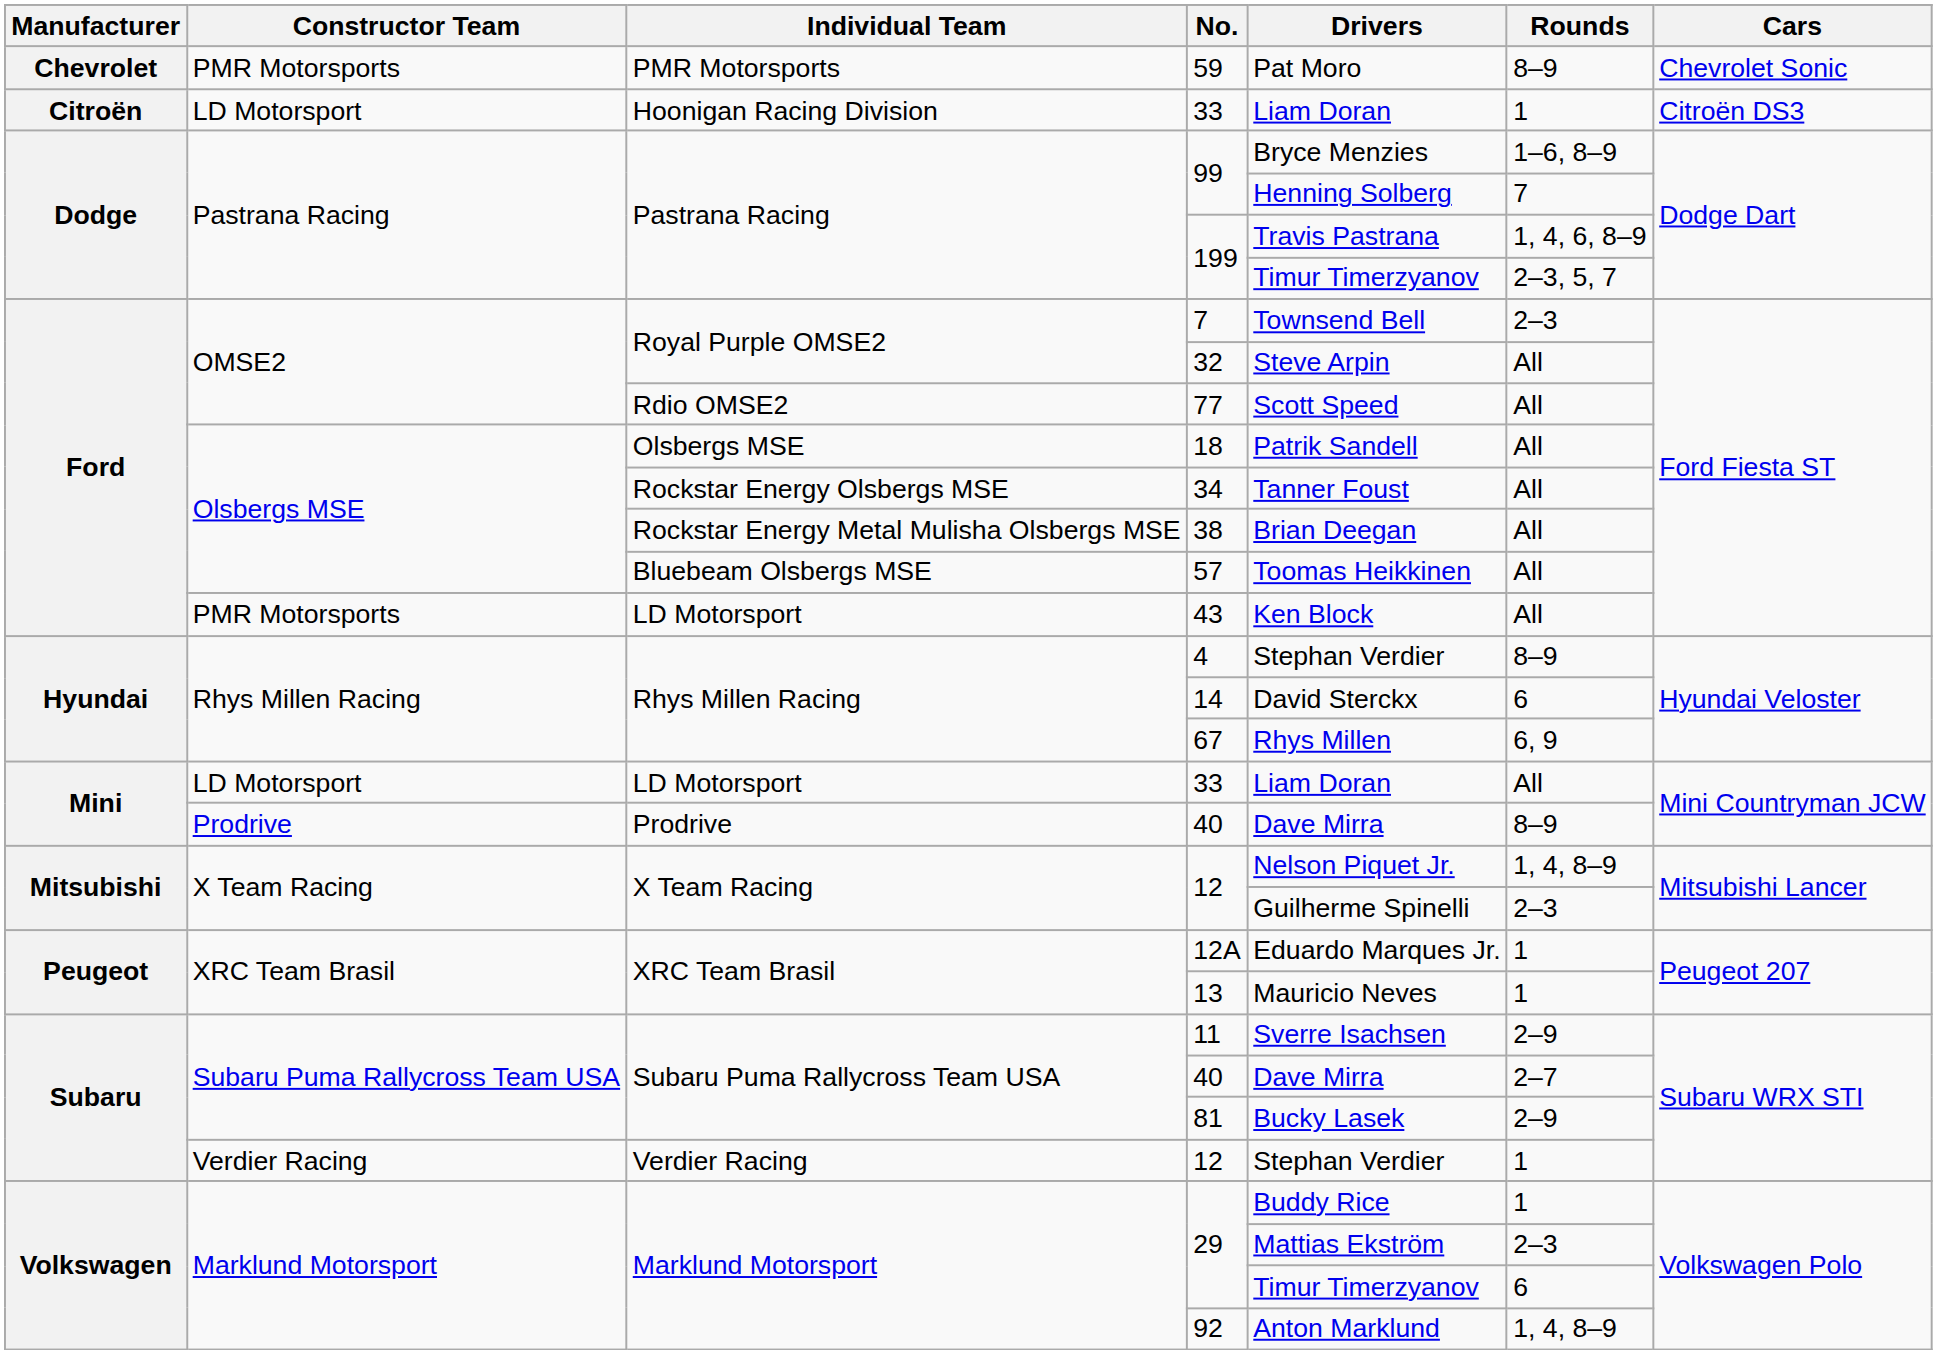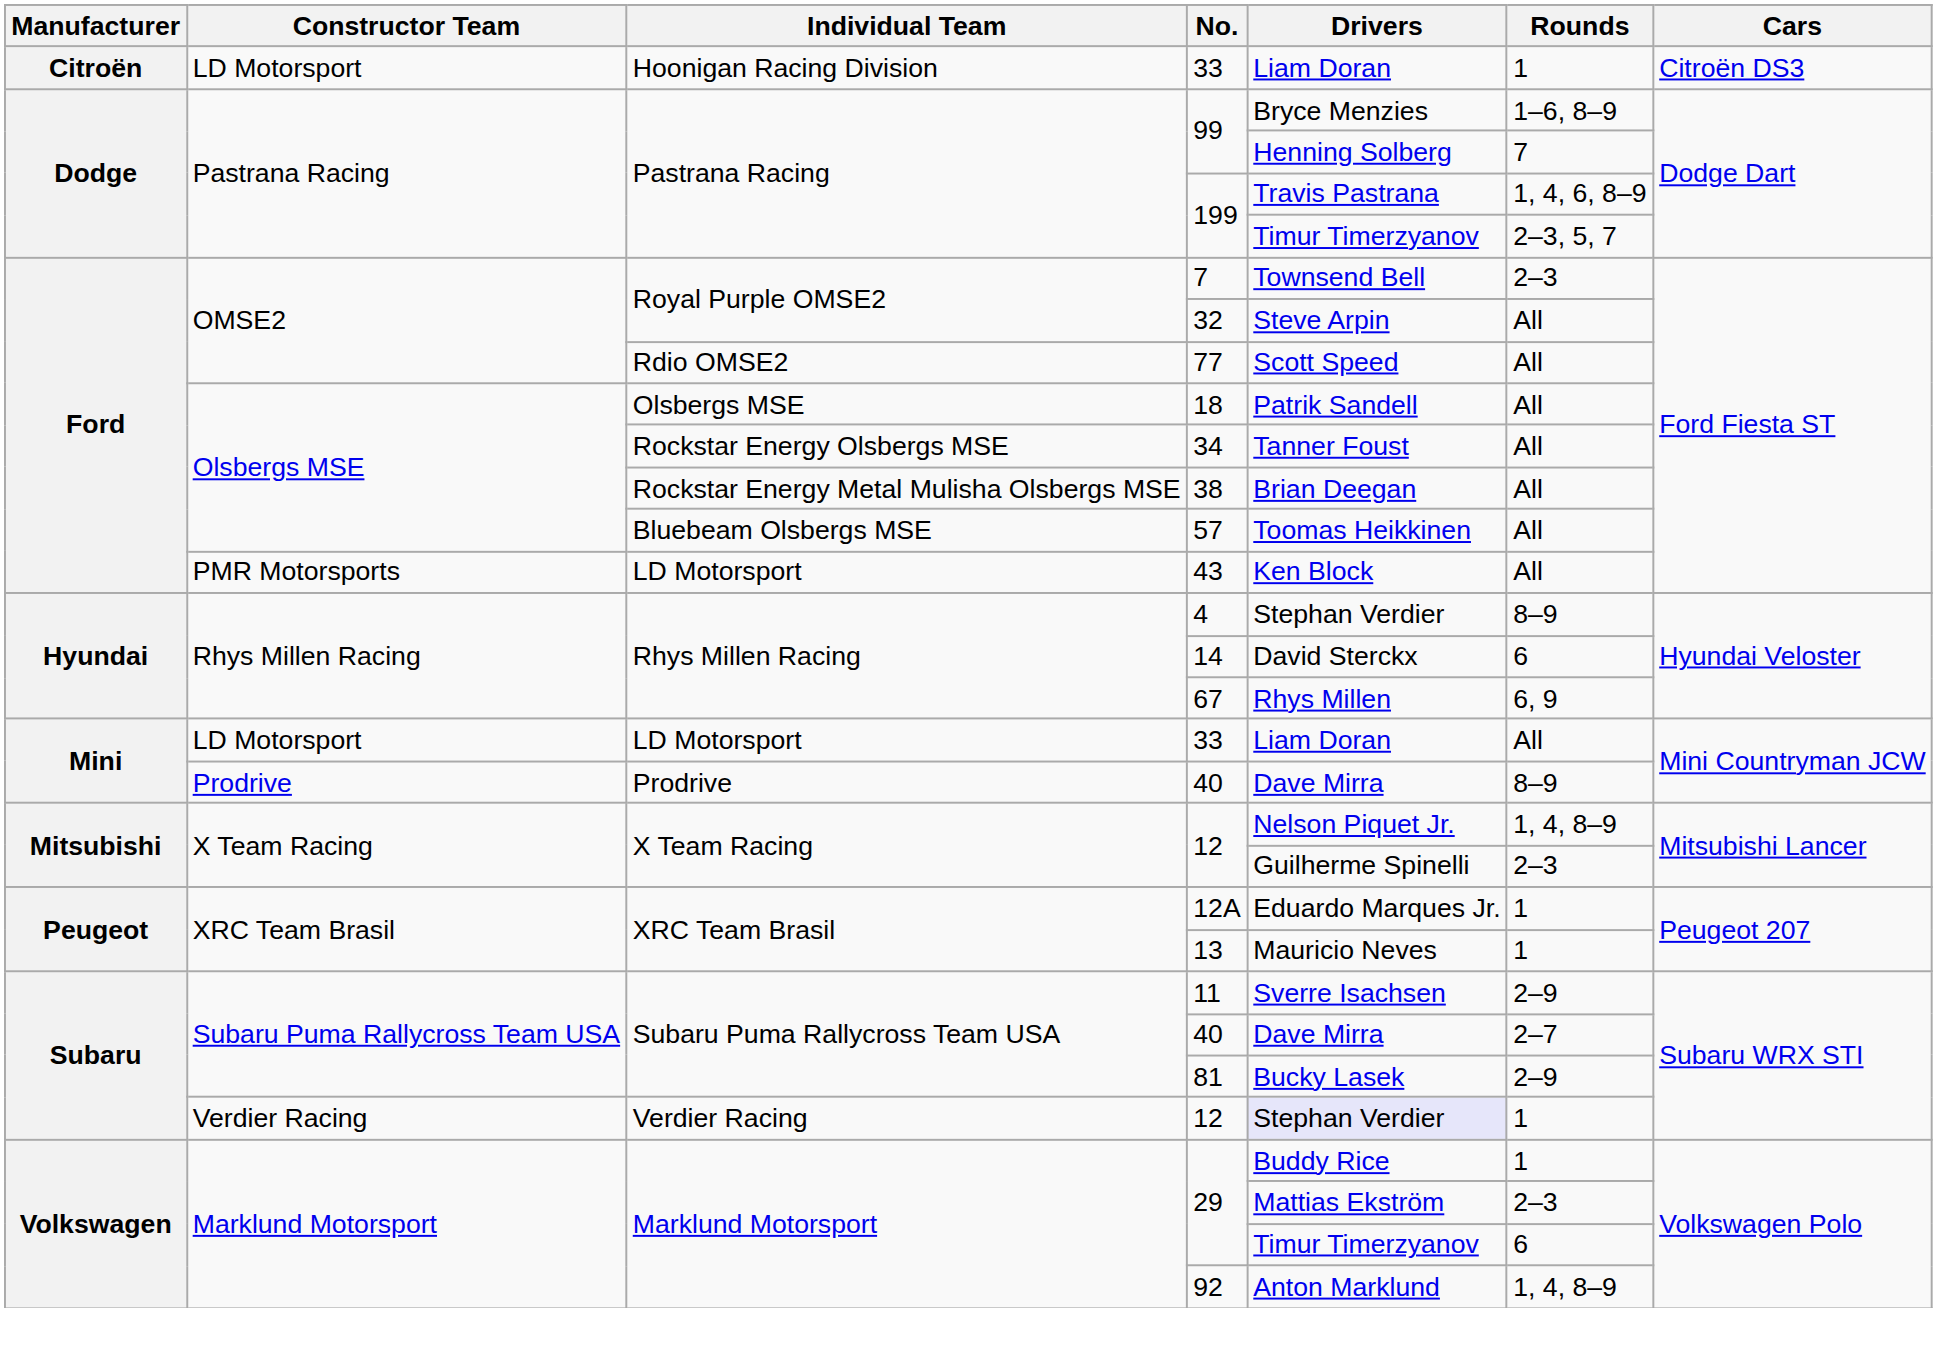- row: (96, 68)
(1349, 1160) no background -> (1349, 1118) lavender background
